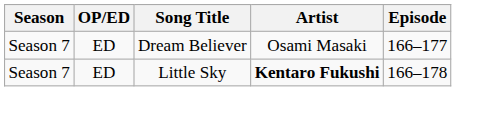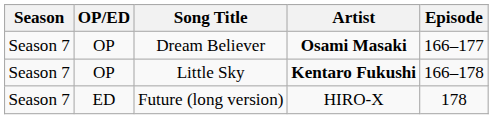(104, 45) ED -> (104, 45) OP
(317, 45) normal -> (354, 45) bold
(104, 72) ED -> (104, 72) OP
+ row: (211, 99)
